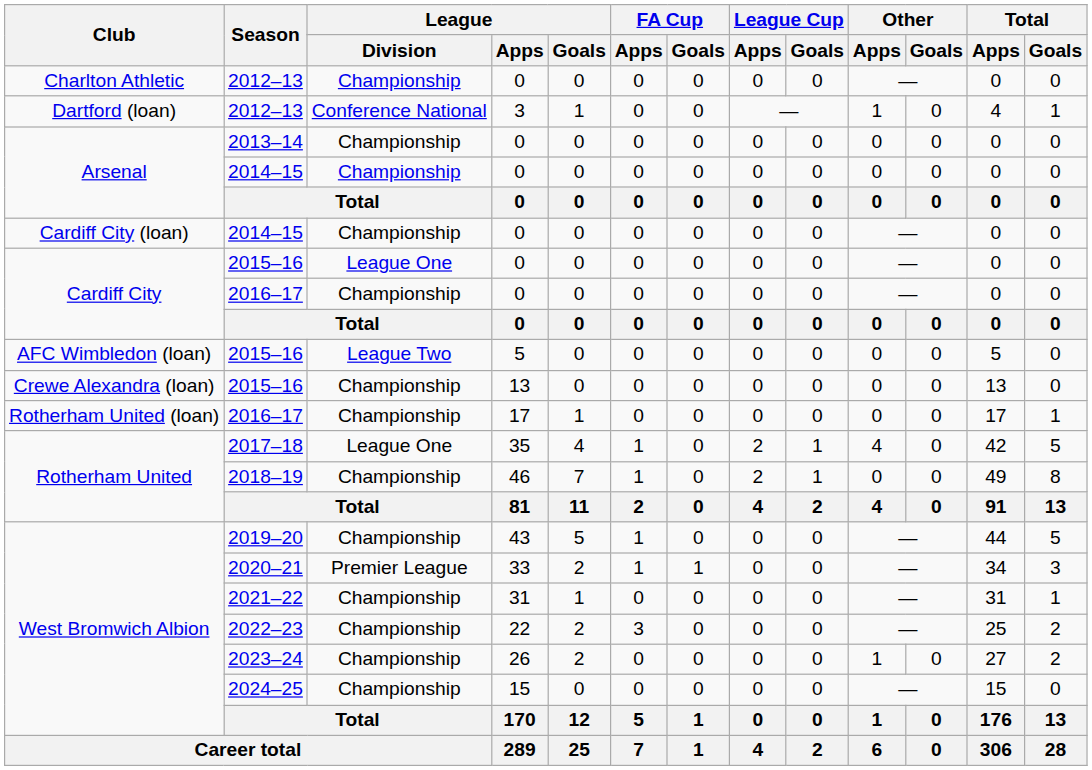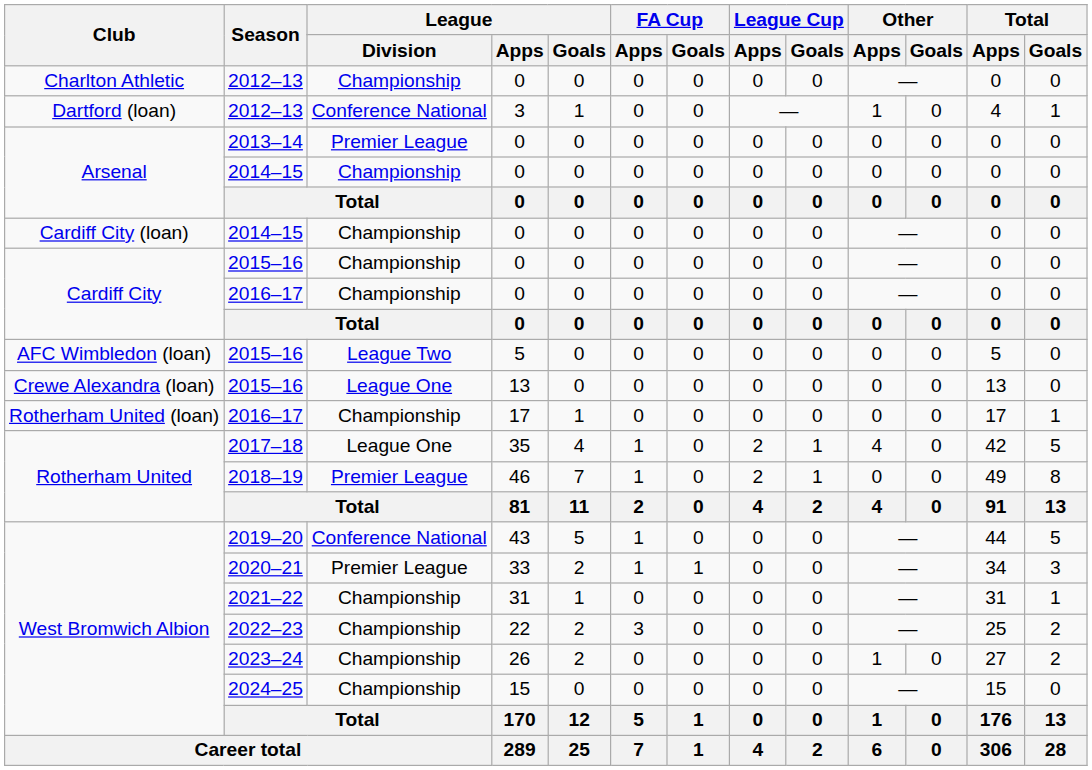(399, 141) Championship -> (399, 141) Premier League
(399, 263) League One -> (399, 263) Championship
(399, 385) Championship -> (399, 385) League One
(399, 476) Championship -> (399, 476) Premier League
(399, 537) Championship -> (399, 537) Conference National
